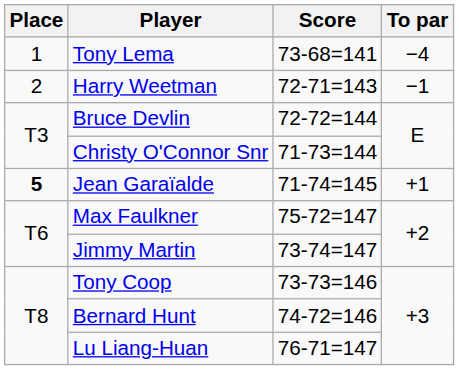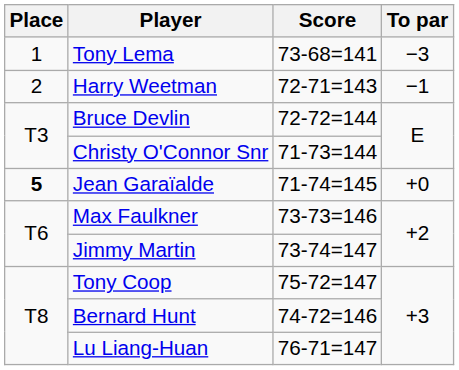(417, 53) −4 -> (417, 53) −3
(417, 184) +1 -> (417, 184) +0
(328, 217) 75-72=147 -> (328, 217) 73-73=146
(328, 282) 73-73=146 -> (328, 282) 75-72=147
